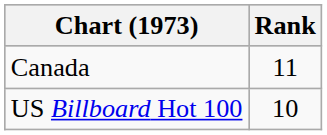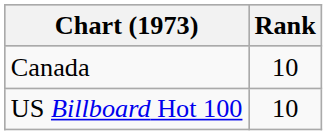(285, 66) 11 -> (285, 66) 10
